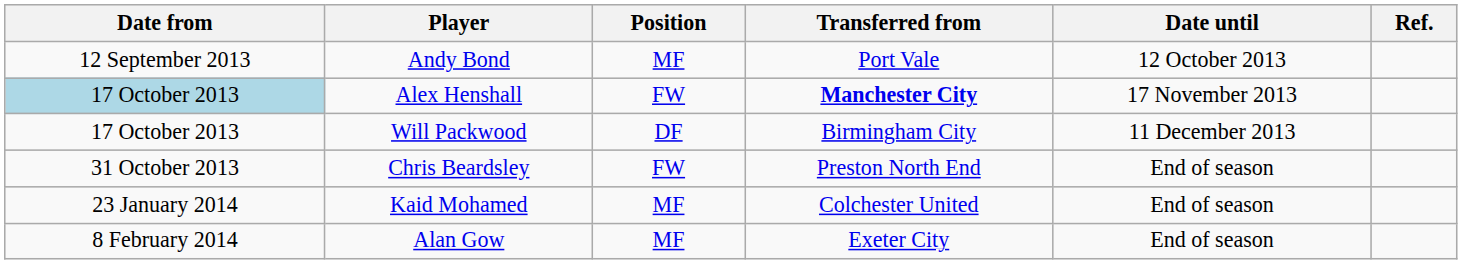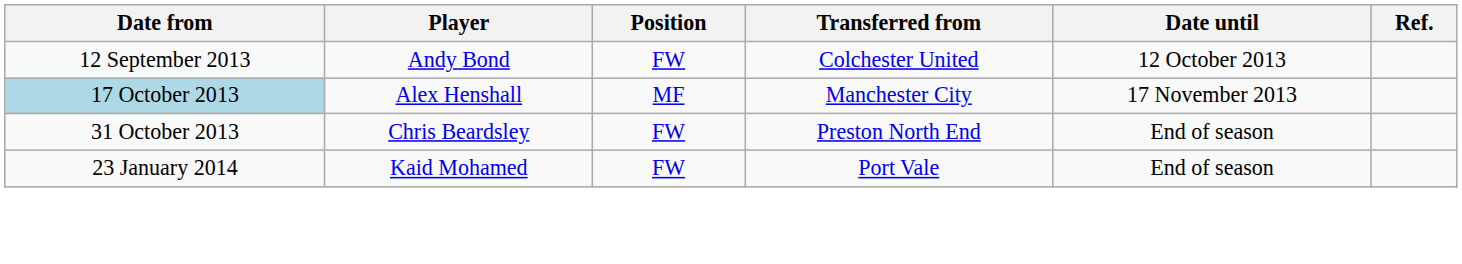(669, 59) MF -> (669, 59) FW
(899, 59) Port Vale -> (899, 59) Colchester United
(669, 95) FW -> (669, 95) MF
(899, 95) bold -> (899, 95) normal
- row: (459, 132)
(669, 204) MF -> (669, 168) FW
(899, 204) Colchester United -> (899, 168) Port Vale
- row: (459, 241)
